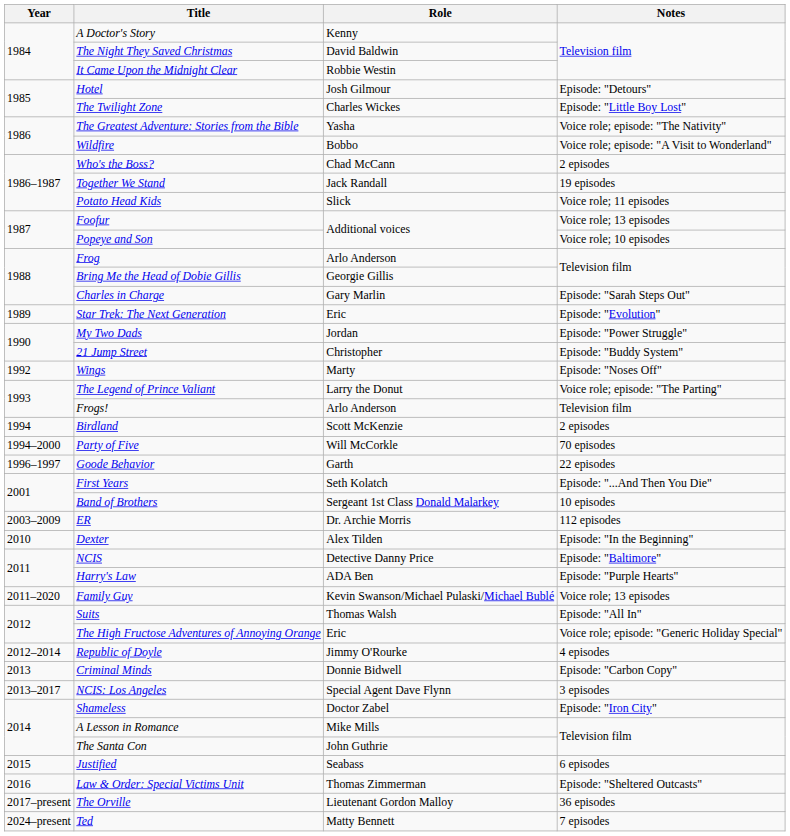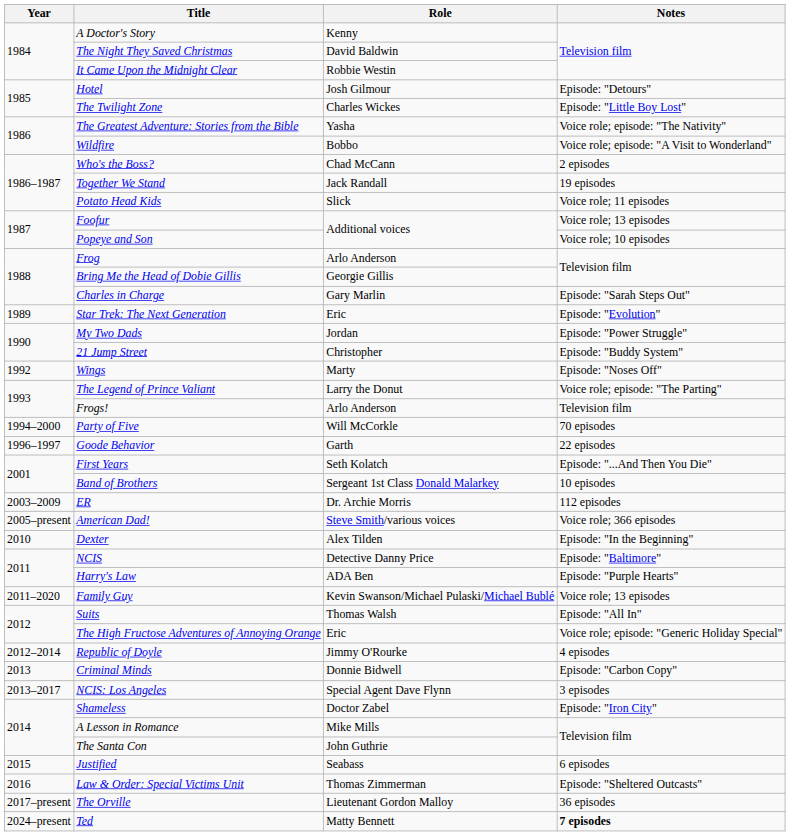- row: (97, 426)
+ row: (113, 520)
(584, 821) normal -> (585, 821) bold
